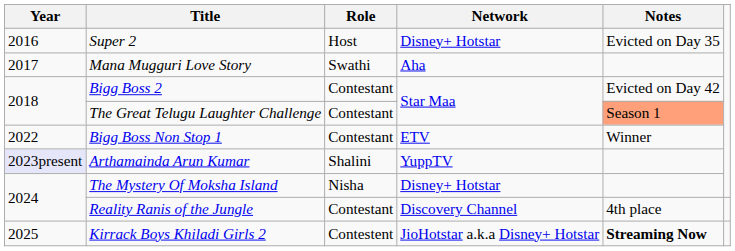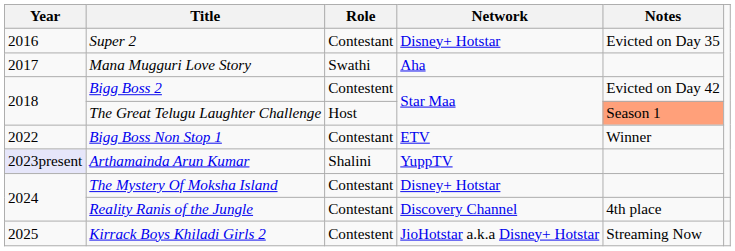(343, 40) Host -> (361, 40) Contestant
(361, 88) Contestant -> (361, 88) Contestent
(361, 112) Contestant -> (343, 112) Host
(346, 185) Nisha -> (361, 185) Contestant
(657, 233) bold -> (654, 233) normal
